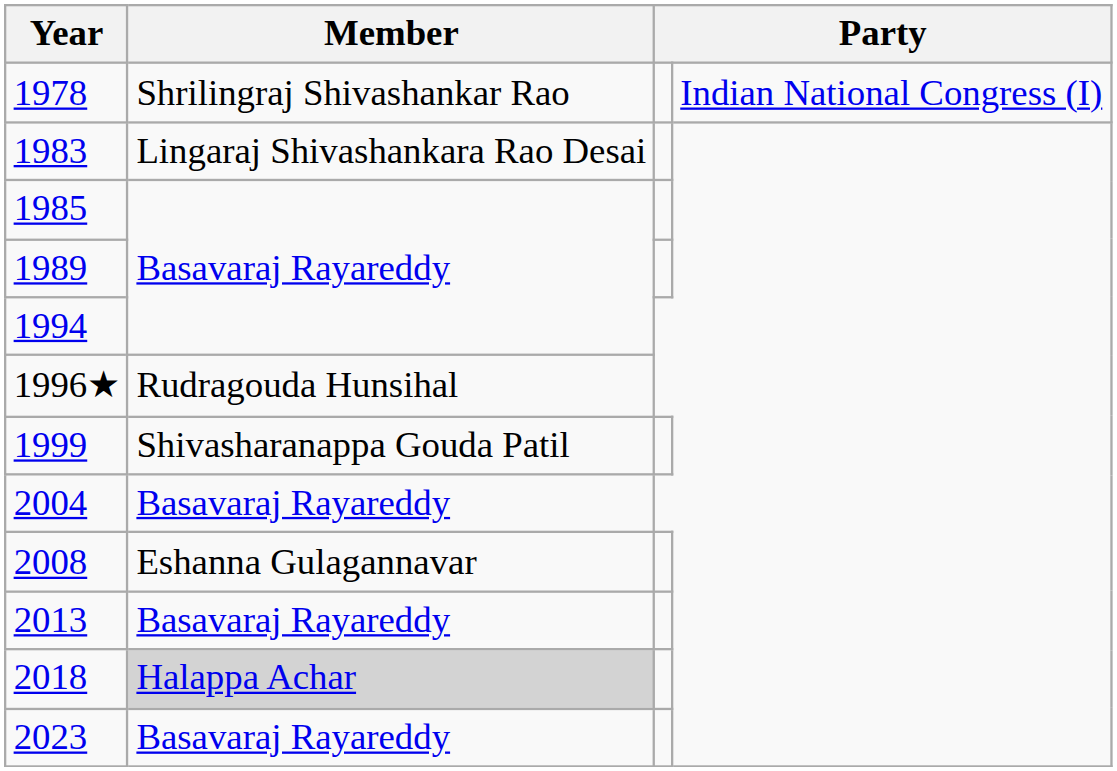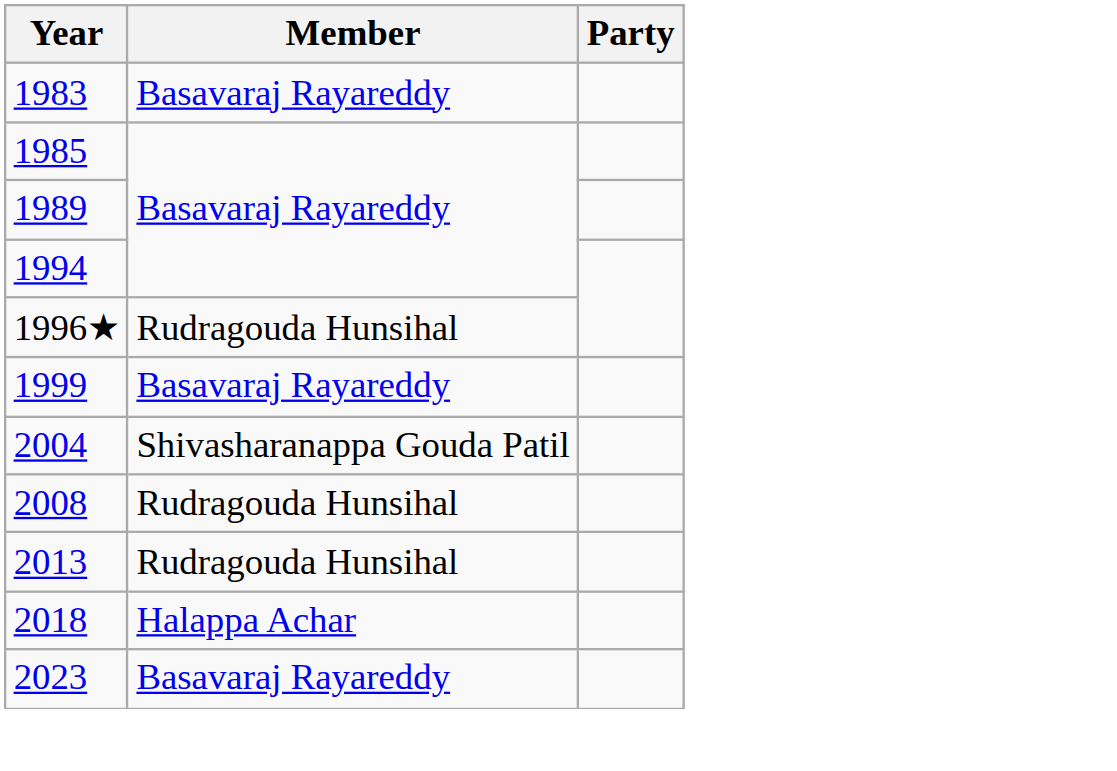- row: (50, 92)
(391, 150) Lingaraj Shivashankara Rao Desai -> (293, 92) Basavaraj Rayareddy
(353, 444) Shivasharanappa Gouda Patil -> (293, 386) Basavaraj Rayareddy
(293, 502) Basavaraj Rayareddy -> (353, 444) Shivasharanappa Gouda Patil
(307, 561) Eshanna Gulagannavar -> (297, 502) Rudragouda Hunsihal
(293, 619) Basavaraj Rayareddy -> (297, 561) Rudragouda Hunsihal
(246, 677) lightgrey background -> (246, 619) no background
